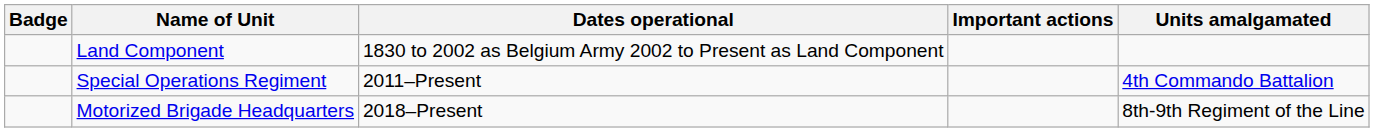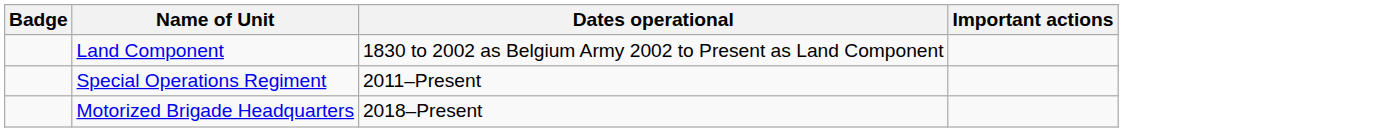- column: (1243, 19)
